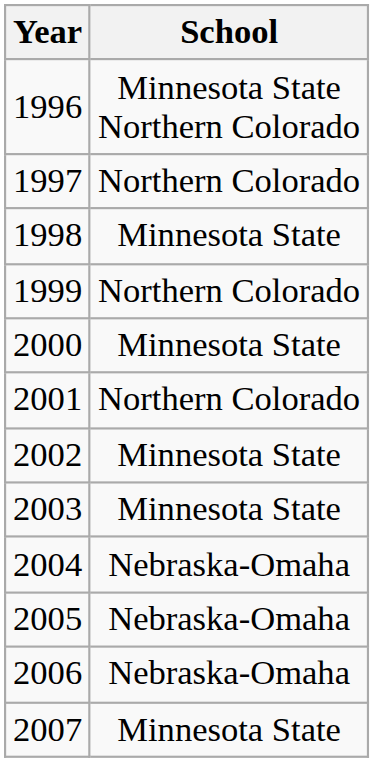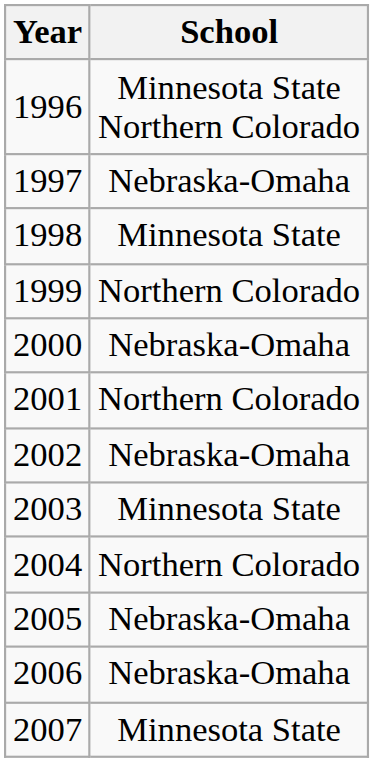(229, 180) Northern Colorado -> (229, 180) Nebraska-Omaha
(229, 344) Minnesota State -> (229, 344) Nebraska-Omaha
(229, 454) Minnesota State -> (229, 454) Nebraska-Omaha
(229, 564) Nebraska-Omaha -> (229, 564) Northern Colorado
